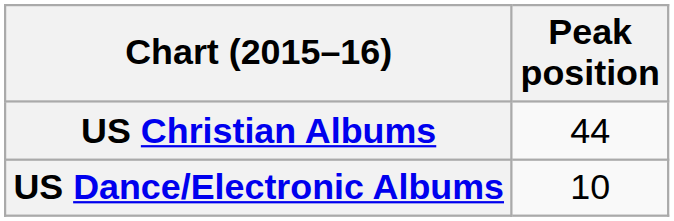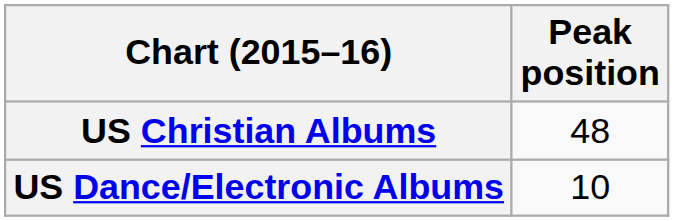(590, 130) 44 -> (590, 130) 48
